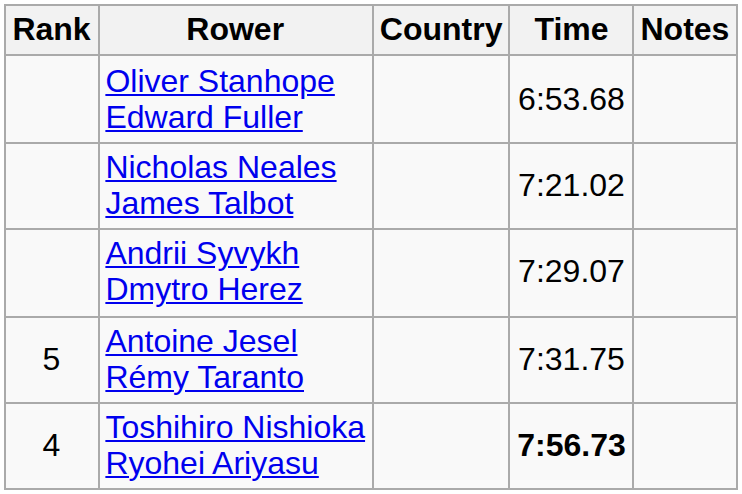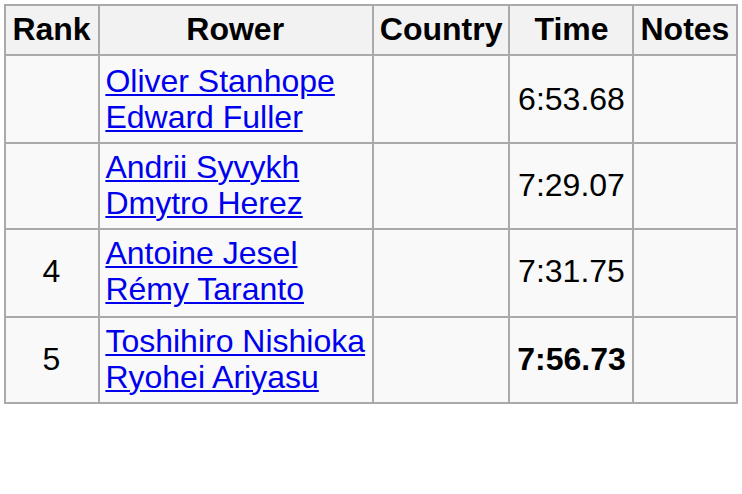- row: (221, 185)
(52, 358) 5 -> (52, 272) 4
(52, 445) 4 -> (52, 358) 5
